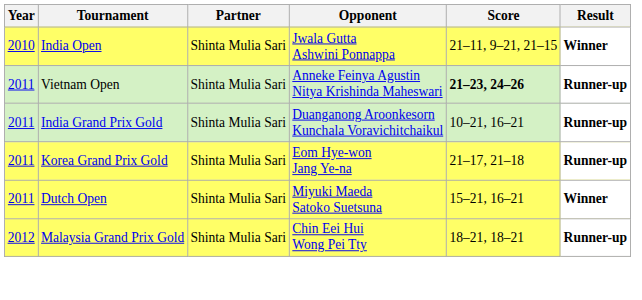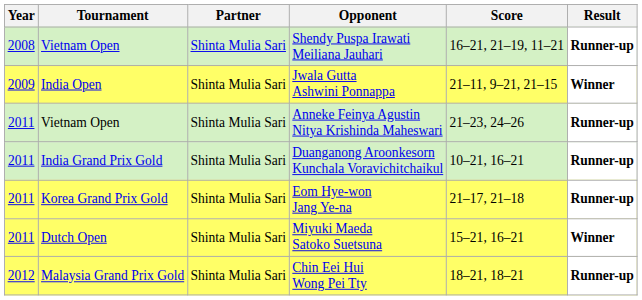+ row: (351, 46)
(21, 46) 2010 -> (21, 84) 2009
(487, 84) bold -> (487, 122) normal
